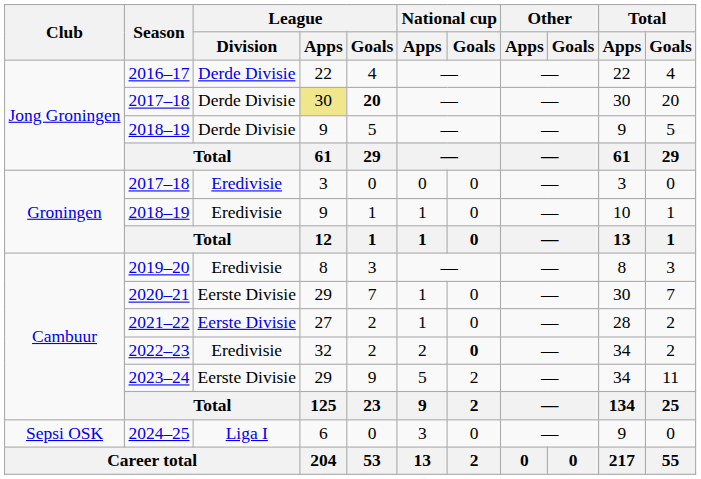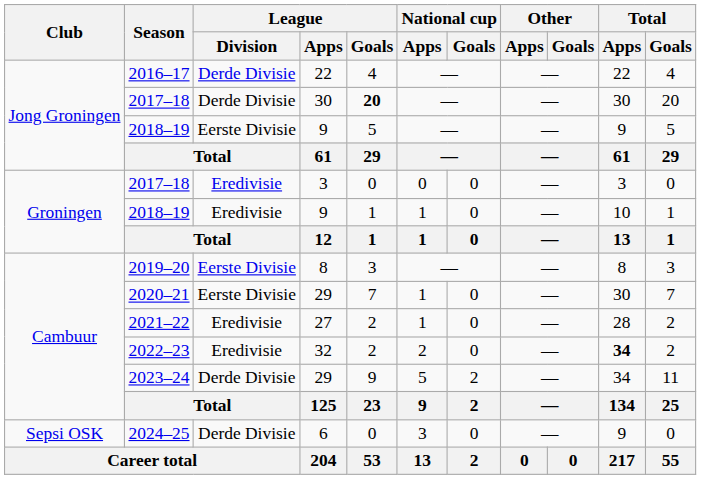(323, 101) khaki background -> (323, 101) no background
(247, 128) Derde Divisie -> (247, 128) Eerste Divisie
(247, 267) Eredivisie -> (247, 267) Eerste Divisie
(247, 322) Eerste Divisie -> (247, 322) Eredivisie
(474, 350) bold -> (474, 350) normal
(622, 350) normal -> (622, 350) bold
(247, 377) Eerste Divisie -> (247, 377) Derde Divisie
(247, 433) Liga I -> (247, 433) Derde Divisie
